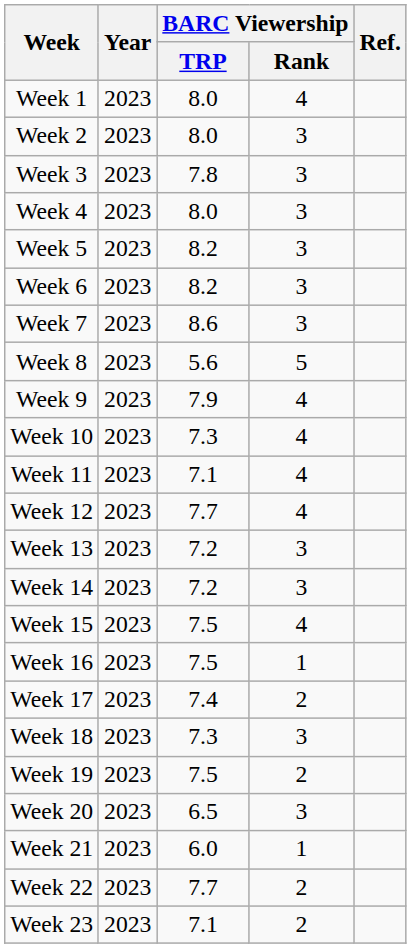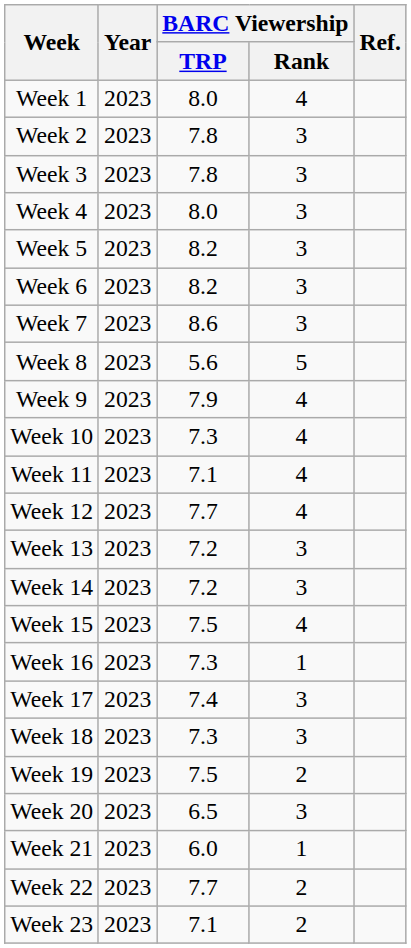(203, 135) 8.0 -> (203, 135) 7.8
(203, 661) 7.5 -> (203, 661) 7.3
(302, 699) 2 -> (302, 699) 3
